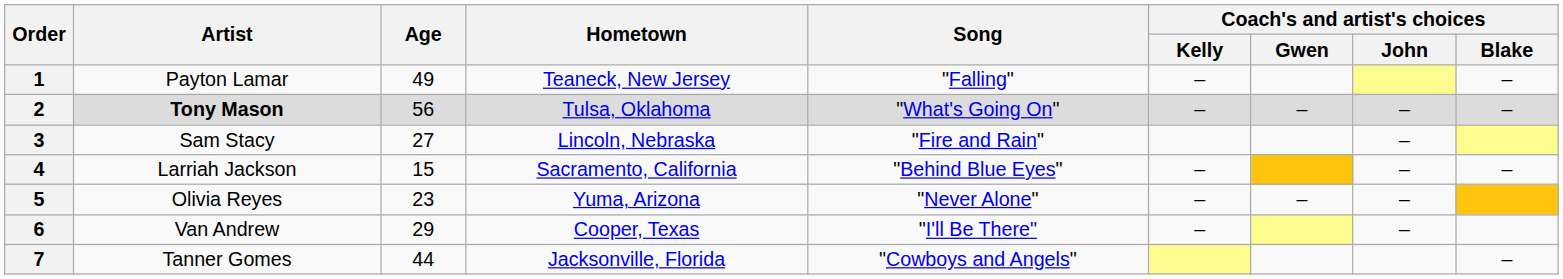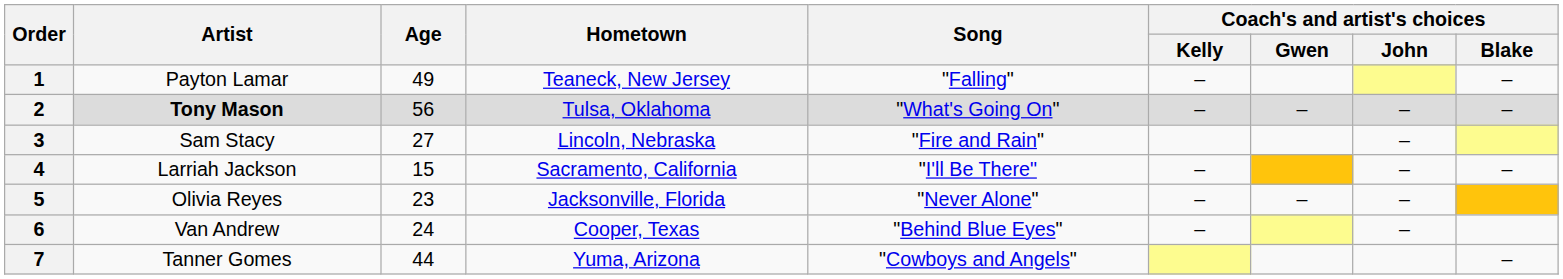(978, 170) "Behind Blue Eyes" -> (978, 170) "I'll Be There"
(637, 199) Yuma, Arizona -> (637, 199) Jacksonville, Florida
(423, 229) 29 -> (423, 229) 24
(978, 229) "I'll Be There" -> (978, 229) "Behind Blue Eyes"
(637, 259) Jacksonville, Florida -> (637, 259) Yuma, Arizona
